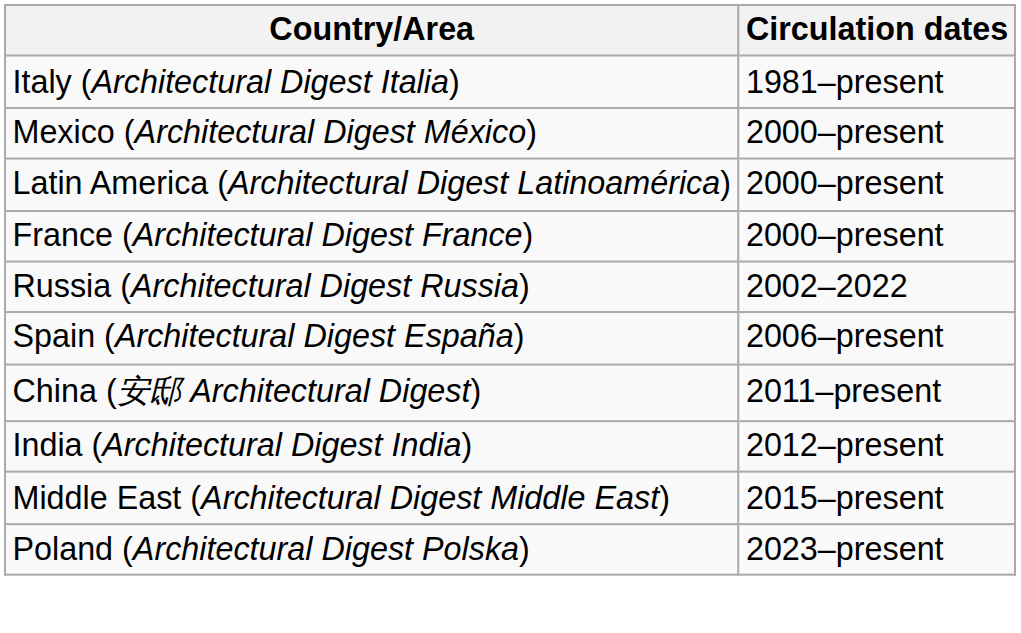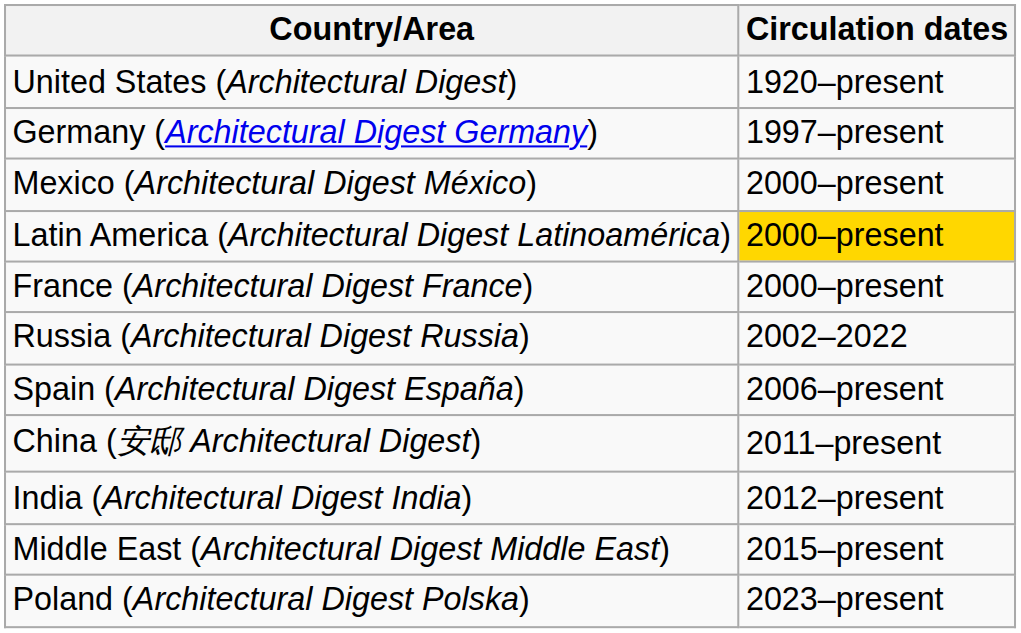+ row: (265, 81)
- row: (236, 81)
+ row: (305, 132)
(845, 183) no background -> (845, 235) gold background
